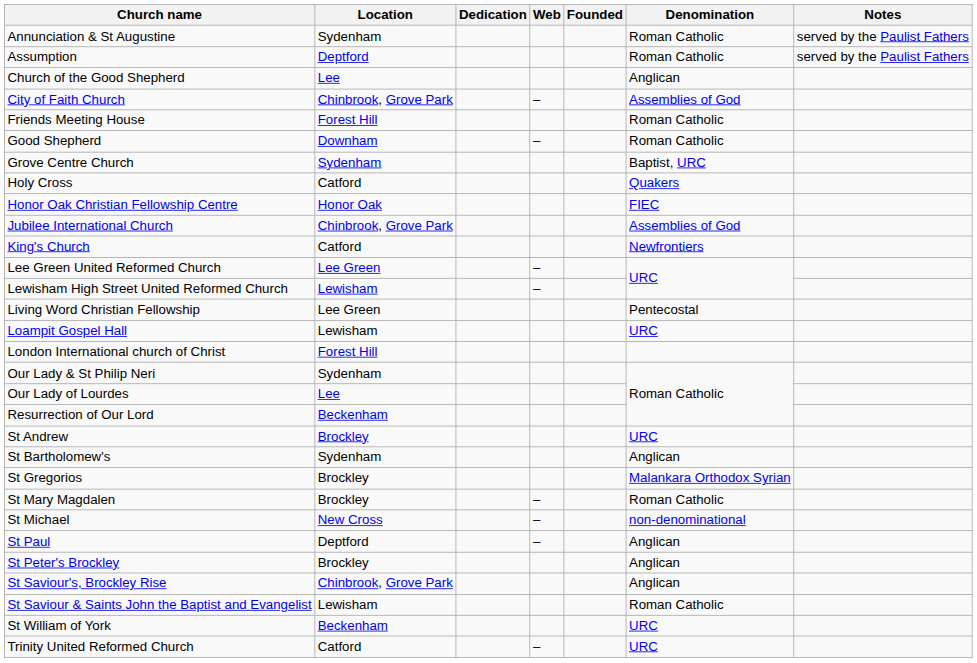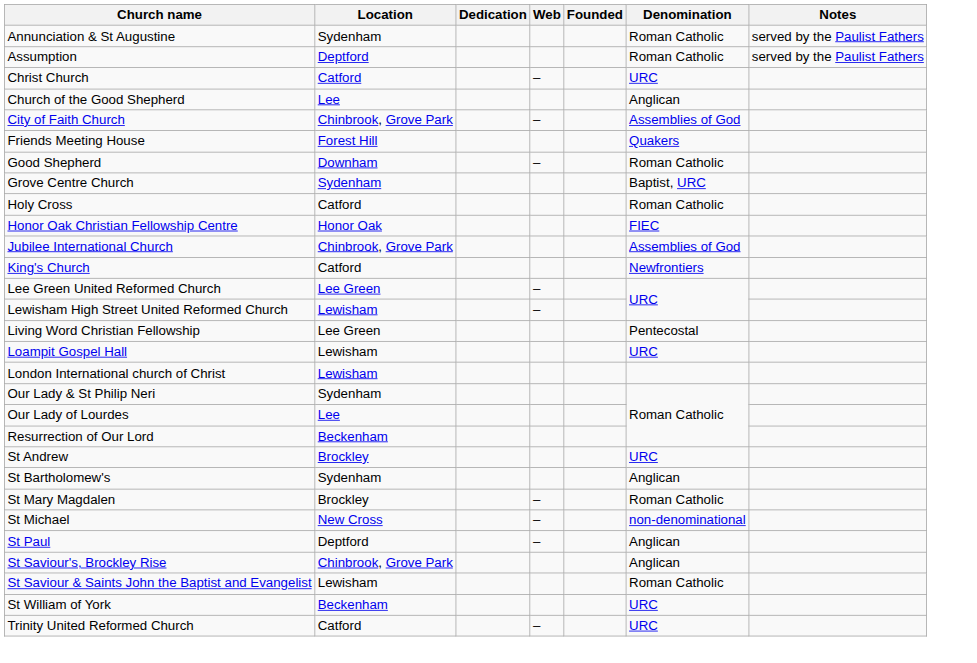+ row: (48, 78)
(676, 120) Roman Catholic -> (654, 141) Quakers
(654, 183) Quakers -> (676, 204) Roman Catholic
(348, 352) Forest Hill -> (348, 373) Lewisham
- row: (45, 478)
- row: (63, 562)
